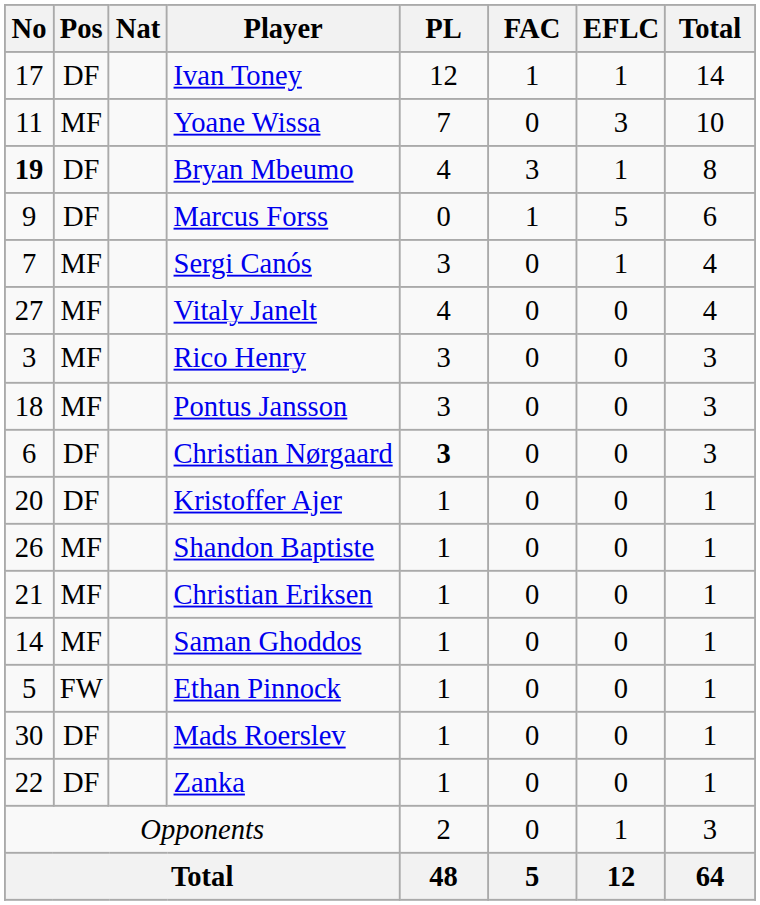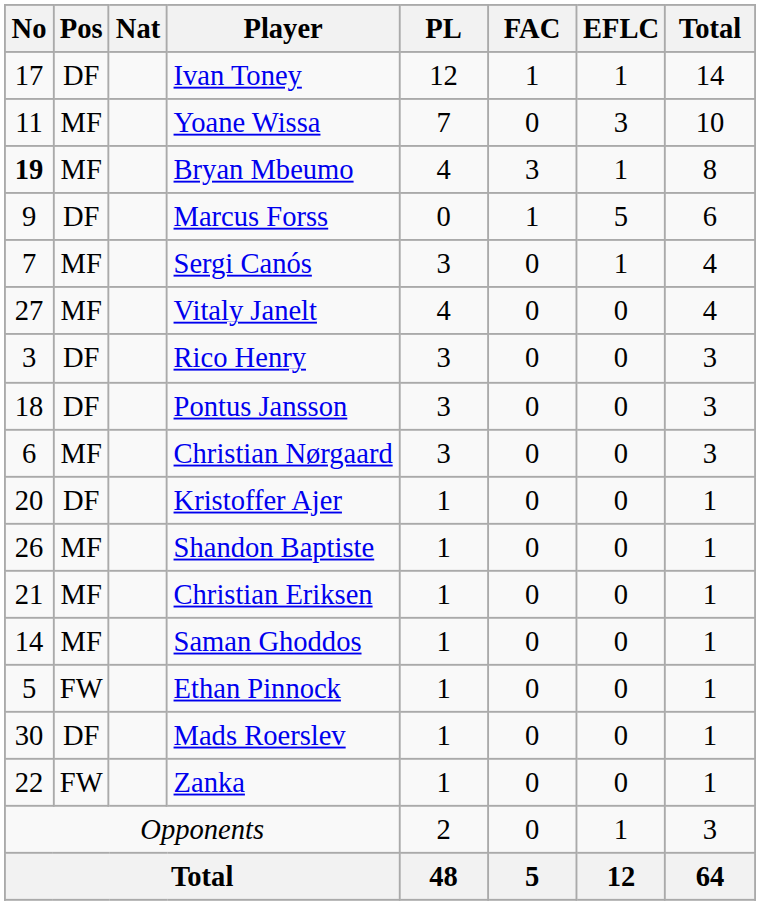(81, 169) DF -> (81, 169) MF
(81, 358) MF -> (81, 358) DF
(81, 405) MF -> (81, 405) DF
(81, 452) DF -> (81, 452) MF
(444, 452) bold -> (444, 452) normal
(81, 782) DF -> (81, 782) FW
